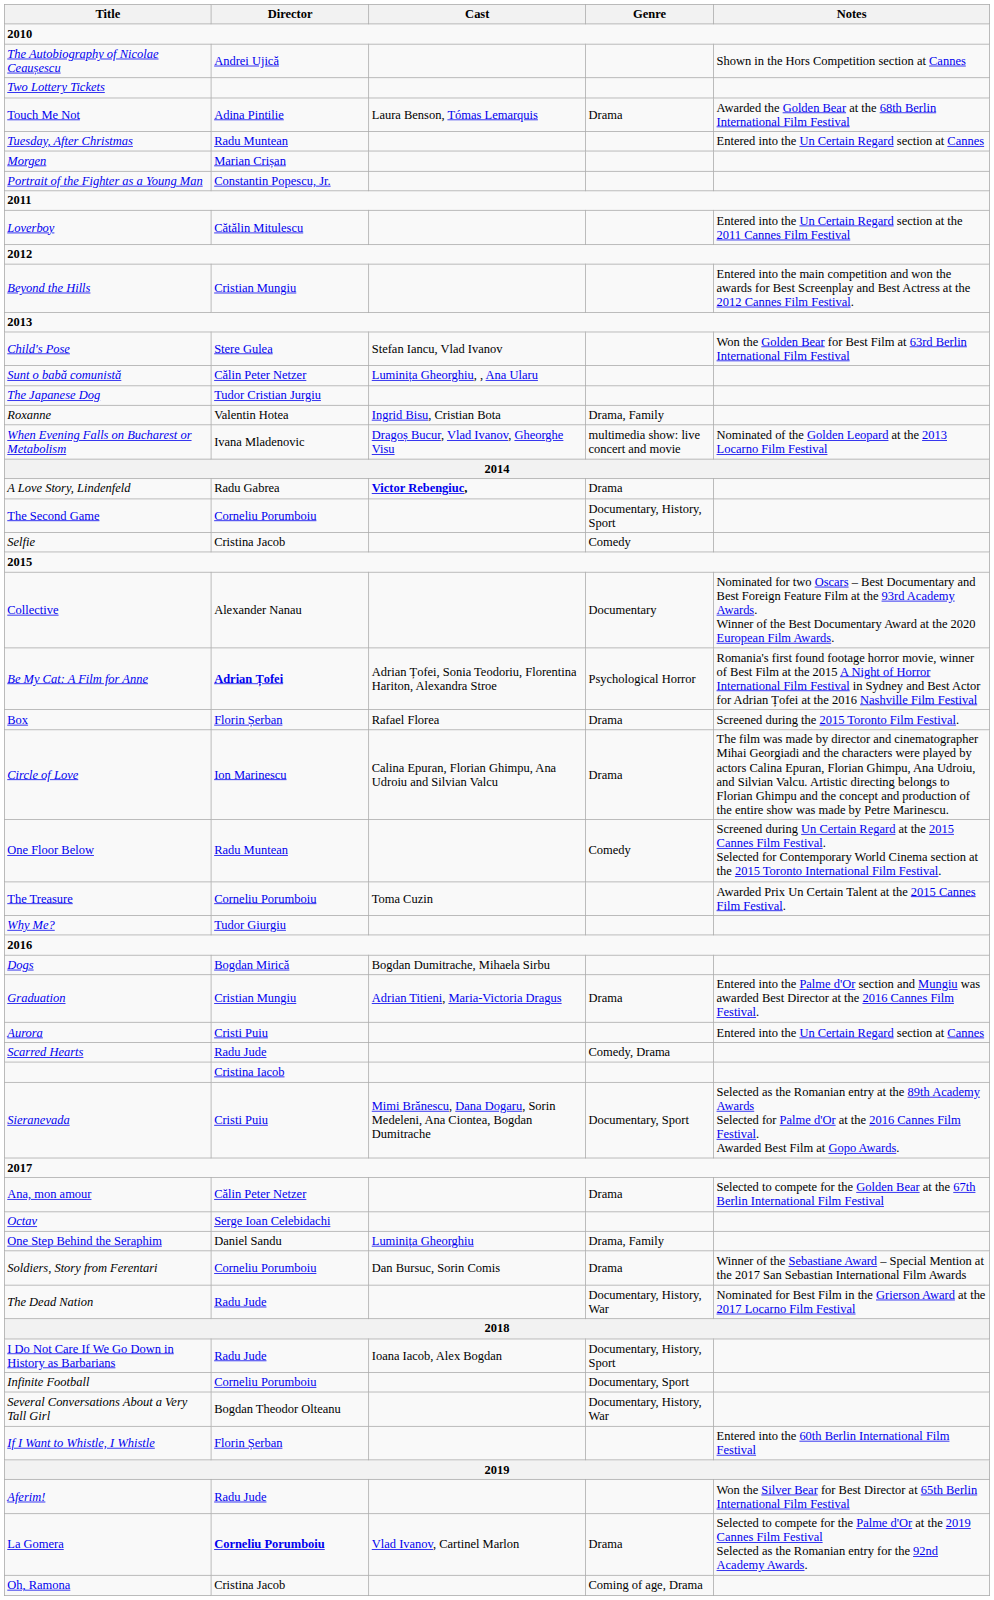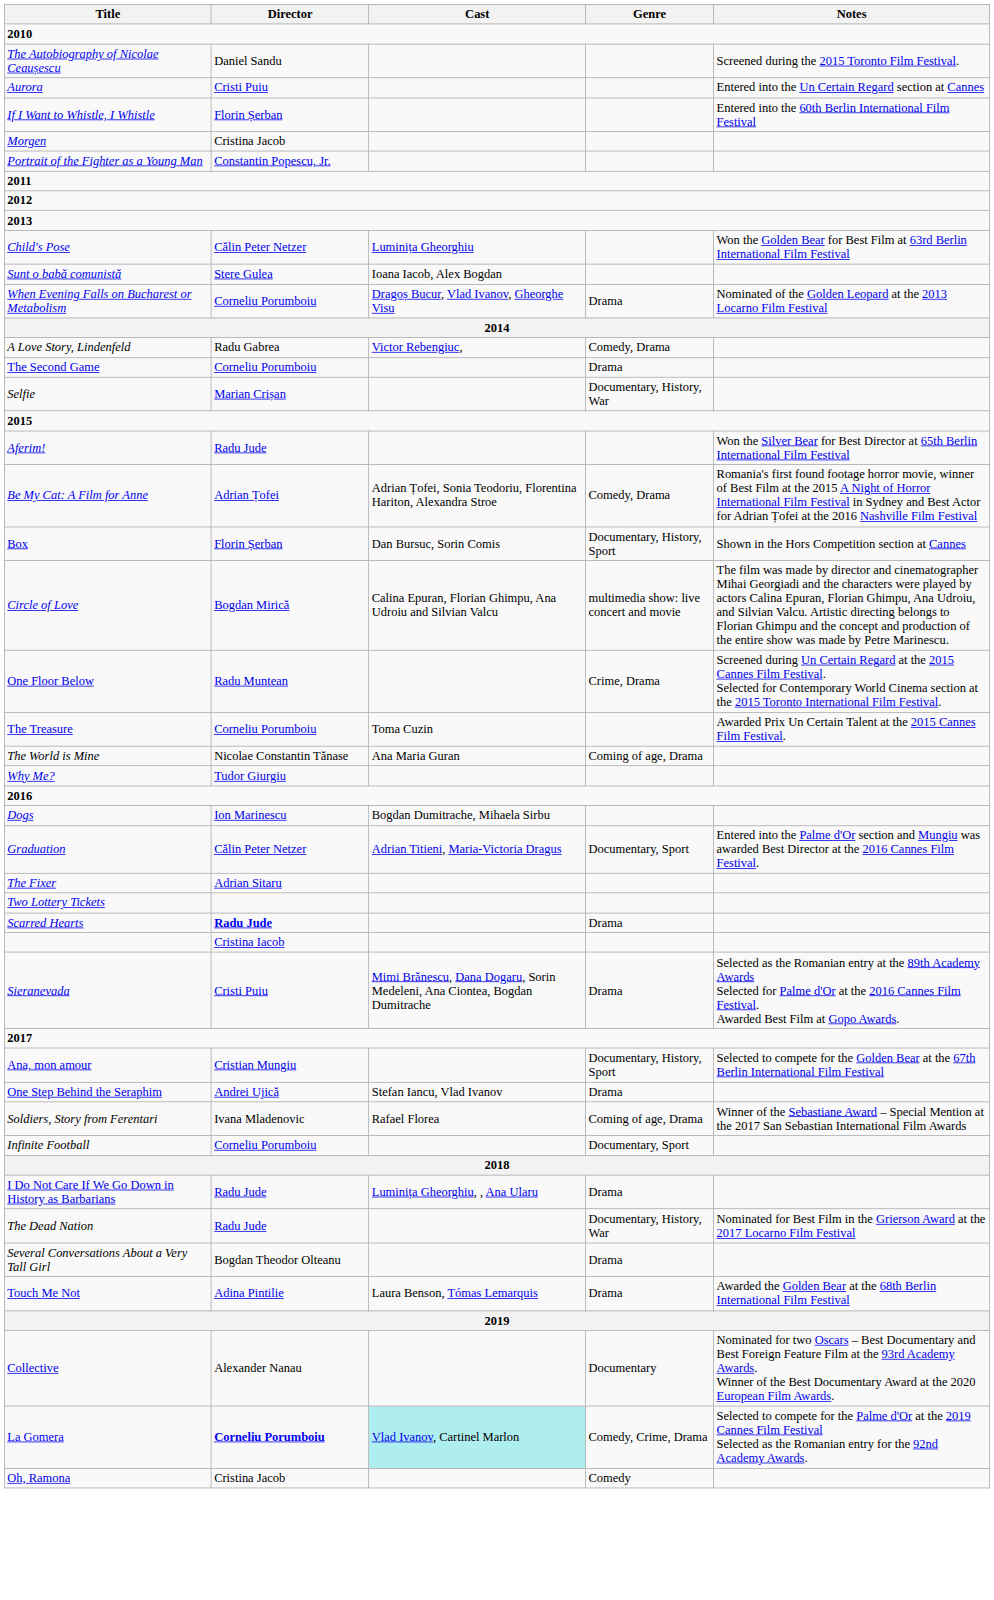(247, 61) Andrei Ujică -> (248, 61) Daniel Sandu
(841, 61) Shown in the Hors Competition section at Cannes -> (838, 61) Screened during the 2015 Toronto Film Festival.
rows swapped: (25, 1032) <-> (56, 87)
rows swapped: (81, 1443) <-> (44, 114)
- row: (70, 141)
(250, 161) Marian Crișan -> (250, 141) Cristina Jacob
- row: (31, 227)
- row: (49, 288)
(243, 348) Stere Gulea -> (260, 247) Călin Peter Netzer
(437, 348) Stefan Iancu, Vlad Ivanov -> (423, 247) Luminița Gheorghiu
(260, 375) Călin Peter Netzer -> (243, 274) Stere Gulea
(455, 375) Luminița Gheorghiu, , Ana Ularu -> (437, 274) Ioana Iacob, Alex Bogdan
- row: (54, 395)
- row: (29, 415)
(259, 442) Ivana Mladenovic -> (265, 301) Corneliu Porumboiu
(644, 442) multimedia show: live concert and movie -> (605, 301) Drama
(420, 488) bold -> (417, 347) normal
(605, 488) Drama -> (629, 347) Comedy, Drama
(645, 515) Documentary, History, Sport -> (605, 367) Drama
(250, 542) Cristina Jacob -> (250, 394) Marian Crișan
(610, 542) Comedy -> (645, 394) Documentary, History, War
rows swapped: (26, 1496) <-> (33, 610)
(249, 678) bold -> (247, 495) normal
(642, 678) Psychological Horror -> (629, 495) Comedy, Drama
(406, 719) Rafael Florea -> (436, 543) Dan Bursuc, Sorin Comis
(605, 719) Drama -> (645, 543) Documentary, History, Sport
(838, 719) Screened during the 2015 Toronto Film Festival. -> (841, 543) Shown in the Hors Competition section at Cannes
(250, 774) Ion Marinescu -> (252, 605) Bogdan Mirică
(605, 774) Drama -> (644, 605) multimedia show: live concert and movie
(610, 850) Comedy -> (624, 681) Crime, Drama
+ row: (53, 756)
(252, 964) Bogdan Mirică -> (250, 815) Ion Marinescu
(255, 998) Cristian Mungiu -> (260, 849) Călin Peter Netzer
(605, 998) Drama -> (639, 849) Documentary, Sport
+ row: (32, 883)
(240, 1052) normal -> (243, 922) bold
(629, 1052) Comedy, Drama -> (605, 922) Drama
(639, 1120) Documentary, Sport -> (605, 990) Drama
(260, 1194) Călin Peter Netzer -> (255, 1065) Cristian Mungiu
(605, 1194) Drama -> (645, 1065) Documentary, History, Sport
- row: (22, 1221)
(248, 1241) Daniel Sandu -> (247, 1091) Andrei Ujică
(423, 1241) Luminița Gheorghiu -> (437, 1091) Stefan Iancu, Vlad Ivanov
(626, 1241) Drama, Family -> (605, 1091) Drama
(265, 1268) Corneliu Porumboiu -> (259, 1118) Ivana Mladenovic
(436, 1268) Dan Bursuc, Sorin Comis -> (406, 1118) Rafael Florea
(605, 1268) Drama -> (646, 1118) Coming of age, Drama
rows swapped: (50, 1301) <-> (48, 1382)
(437, 1355) Ioana Iacob, Alex Bogdan -> (455, 1192) Luminița Gheorghiu, , Ana Ularu
(645, 1355) Documentary, History, Sport -> (605, 1192) Drama
(645, 1409) Documentary, History, War -> (605, 1259) Drama
(446, 1544) no background -> (446, 1437) paleturquoise background
(605, 1544) Drama -> (648, 1437) Comedy, Crime, Drama
(646, 1585) Coming of age, Drama -> (610, 1478) Comedy
